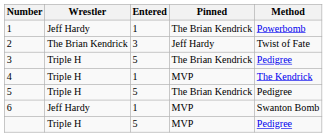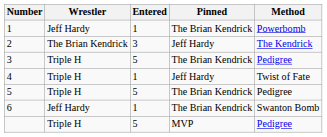(283, 44) Twist of Fate -> (285, 44) The Kendrick
(182, 76) MVP -> (193, 76) Jeff Hardy
(285, 76) The Kendrick -> (283, 76) Twist of Fate
(182, 108) MVP -> (212, 108) The Brian Kendrick
